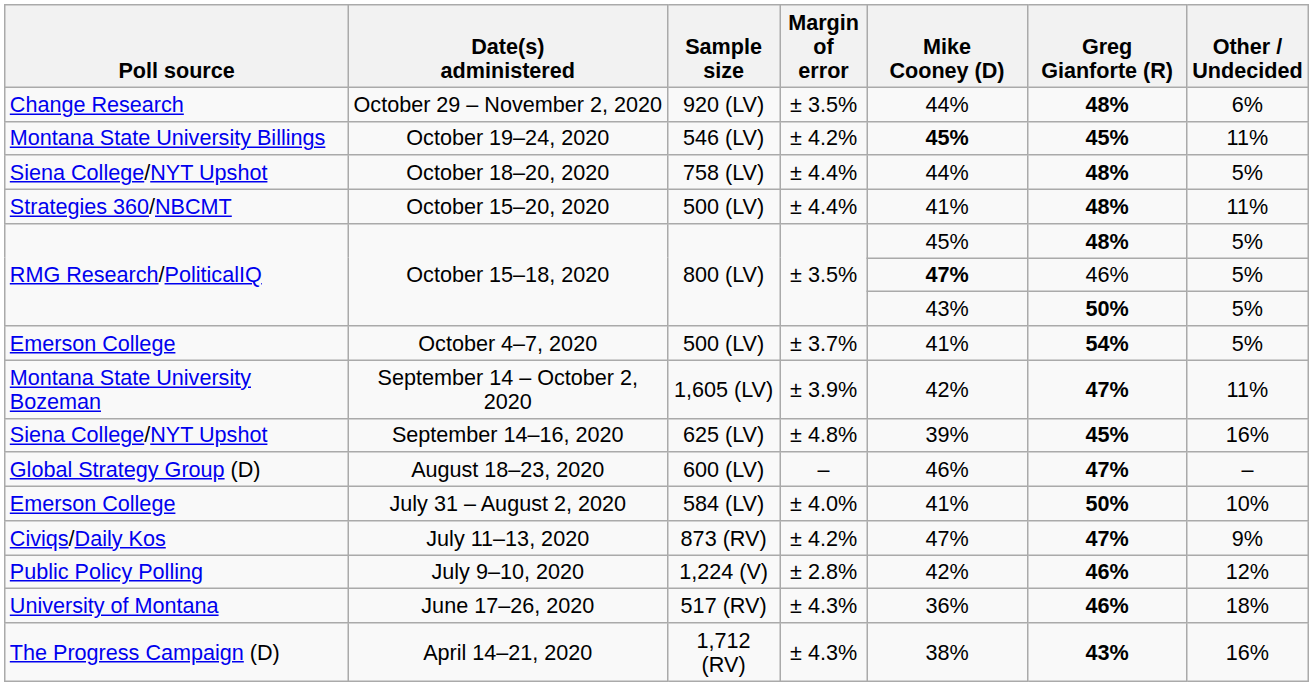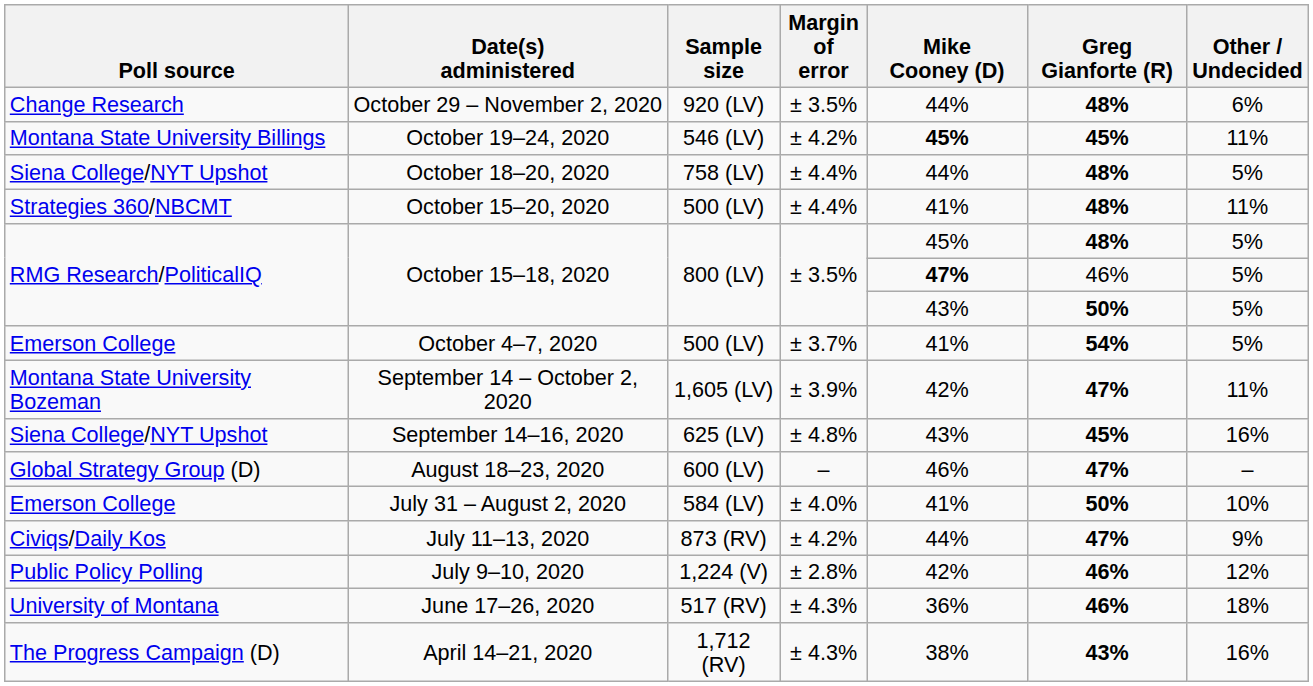(947, 435) 39% -> (947, 435) 43%
(947, 538) 47% -> (947, 538) 44%
